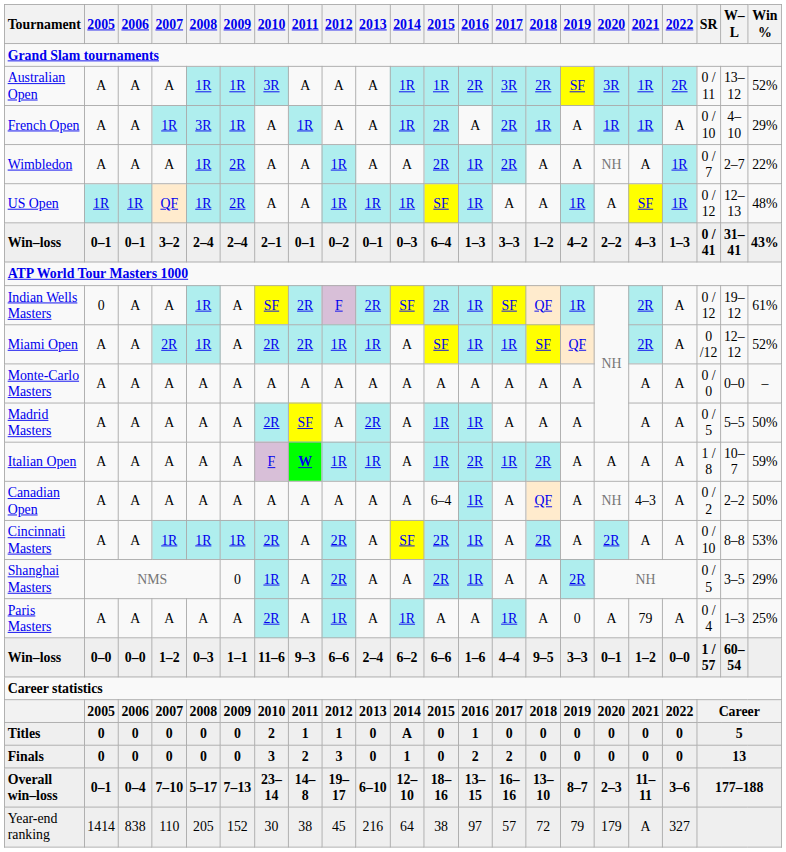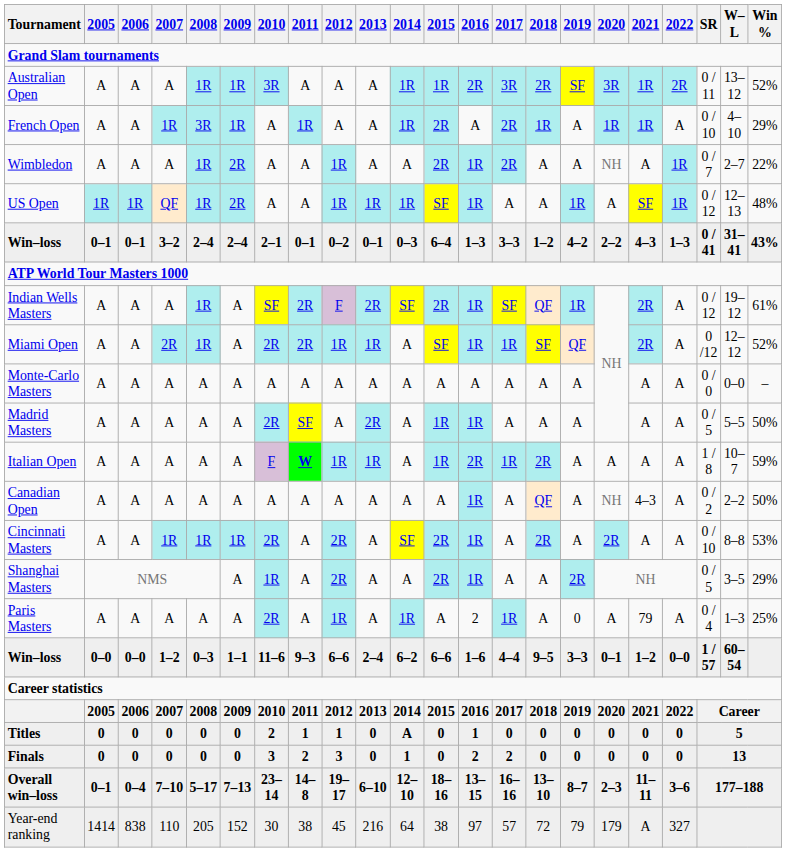(101, 305) 0 -> (101, 305) A
(441, 500) 6–4 -> (441, 500) A
(237, 579) 0 -> (237, 579) A
(475, 618) A -> (475, 618) 2
